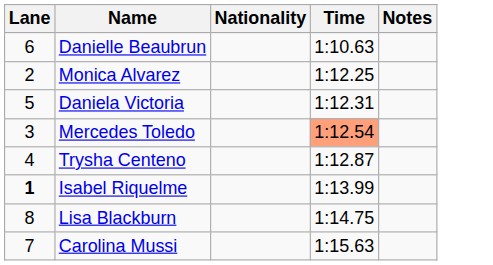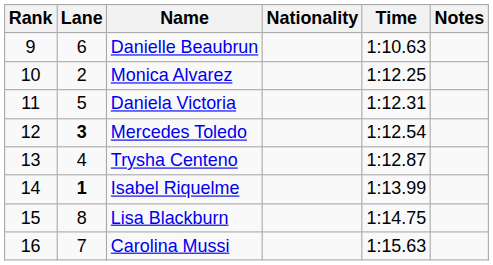+ column: (31, 18)
(30, 132) normal -> (82, 132) bold
(344, 132) lightsalmon background -> (396, 132) no background
